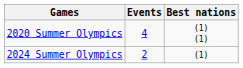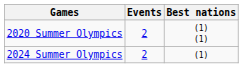(144, 33) 4 -> (144, 33) 2
